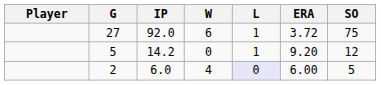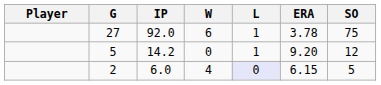(304, 33) 3.72 -> (304, 33) 3.78
(304, 70) 6.00 -> (304, 70) 6.15
